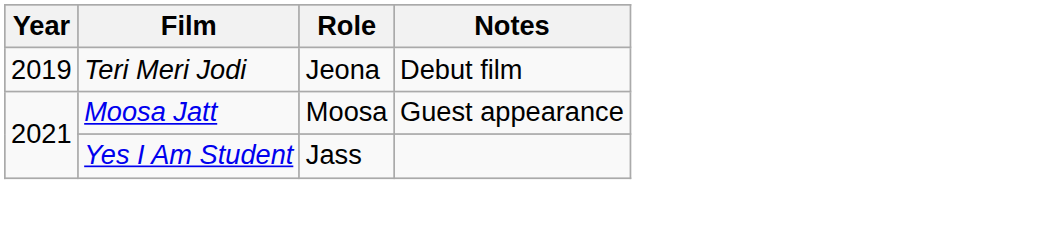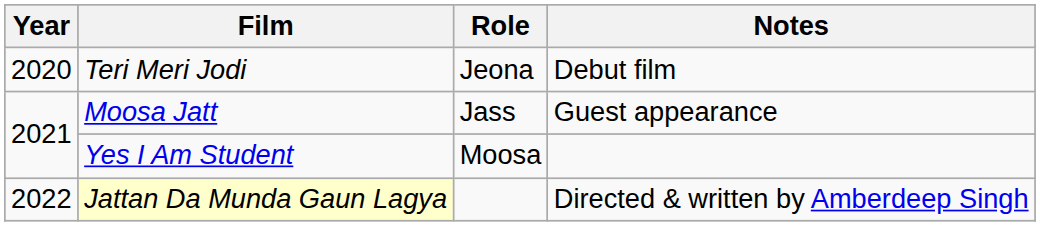(41, 69) 2019 -> (41, 69) 2020
(347, 112) Moosa -> (488, 112) Jass
(334, 155) Jass -> (500, 155) Moosa
+ row: (266, 198)
